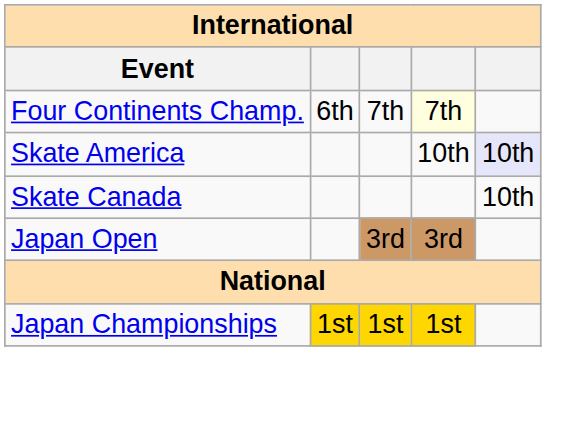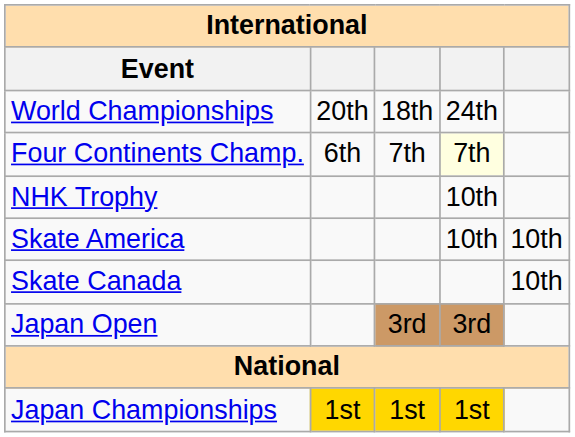+ row: (142, 111)
+ row: (84, 196)
(508, 153) lavender background -> (537, 238) no background
